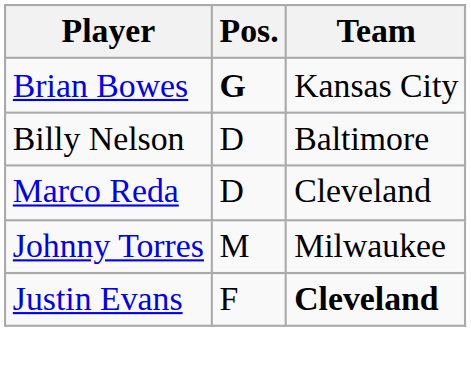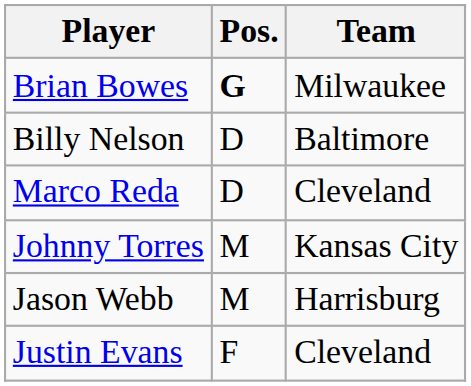(376, 84) Kansas City -> (370, 84) Milwaukee
(370, 245) Milwaukee -> (376, 245) Kansas City
+ row: (93, 298)
(366, 298) bold -> (363, 352) normal
